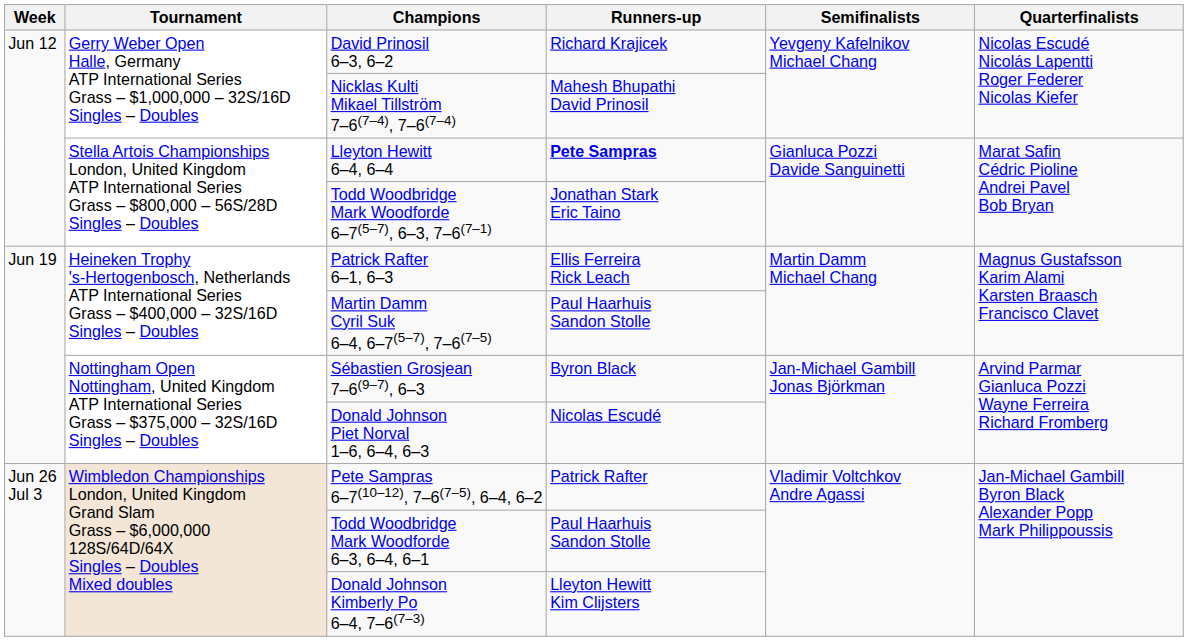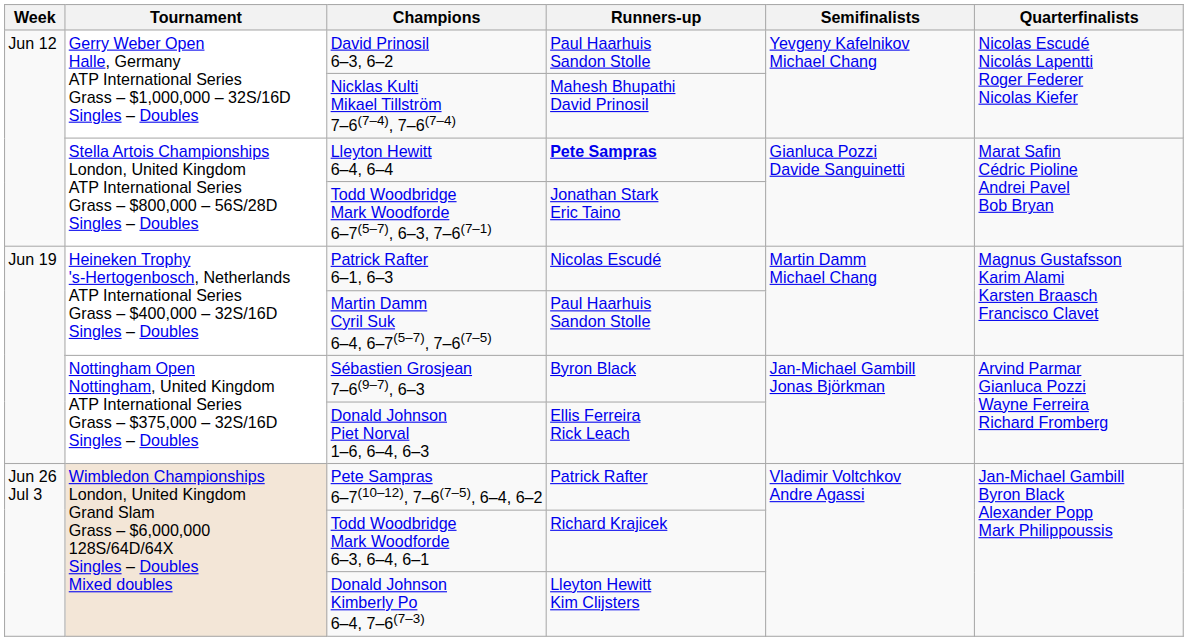(609, 43) Richard Krajicek -> (601, 52) Paul Haarhuis Sandon Stolle
(595, 269) Ellis Ferreira Rick Leach -> (606, 260) Nicolas Escudé
(606, 415) Nicolas Escudé -> (595, 424) Ellis Ferreira Rick Leach
(601, 532) Paul Haarhuis Sandon Stolle -> (609, 523) Richard Krajicek
